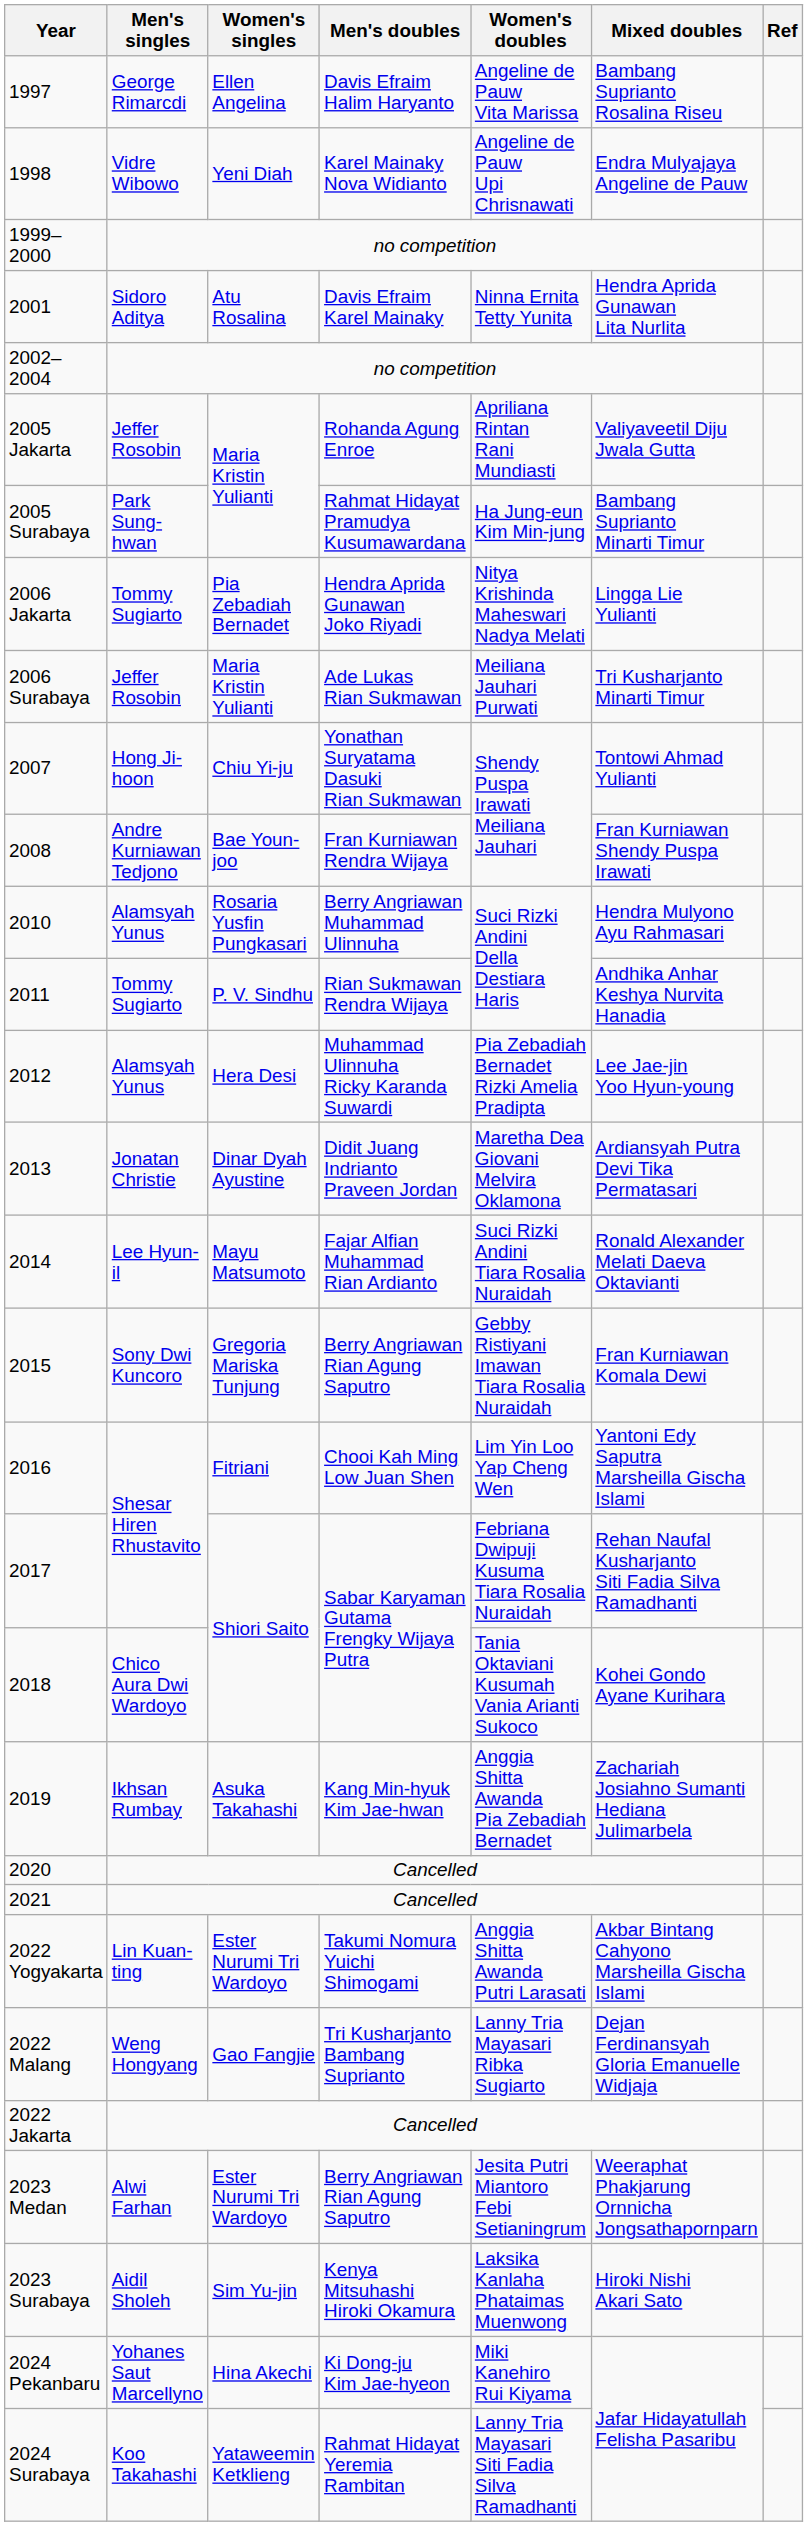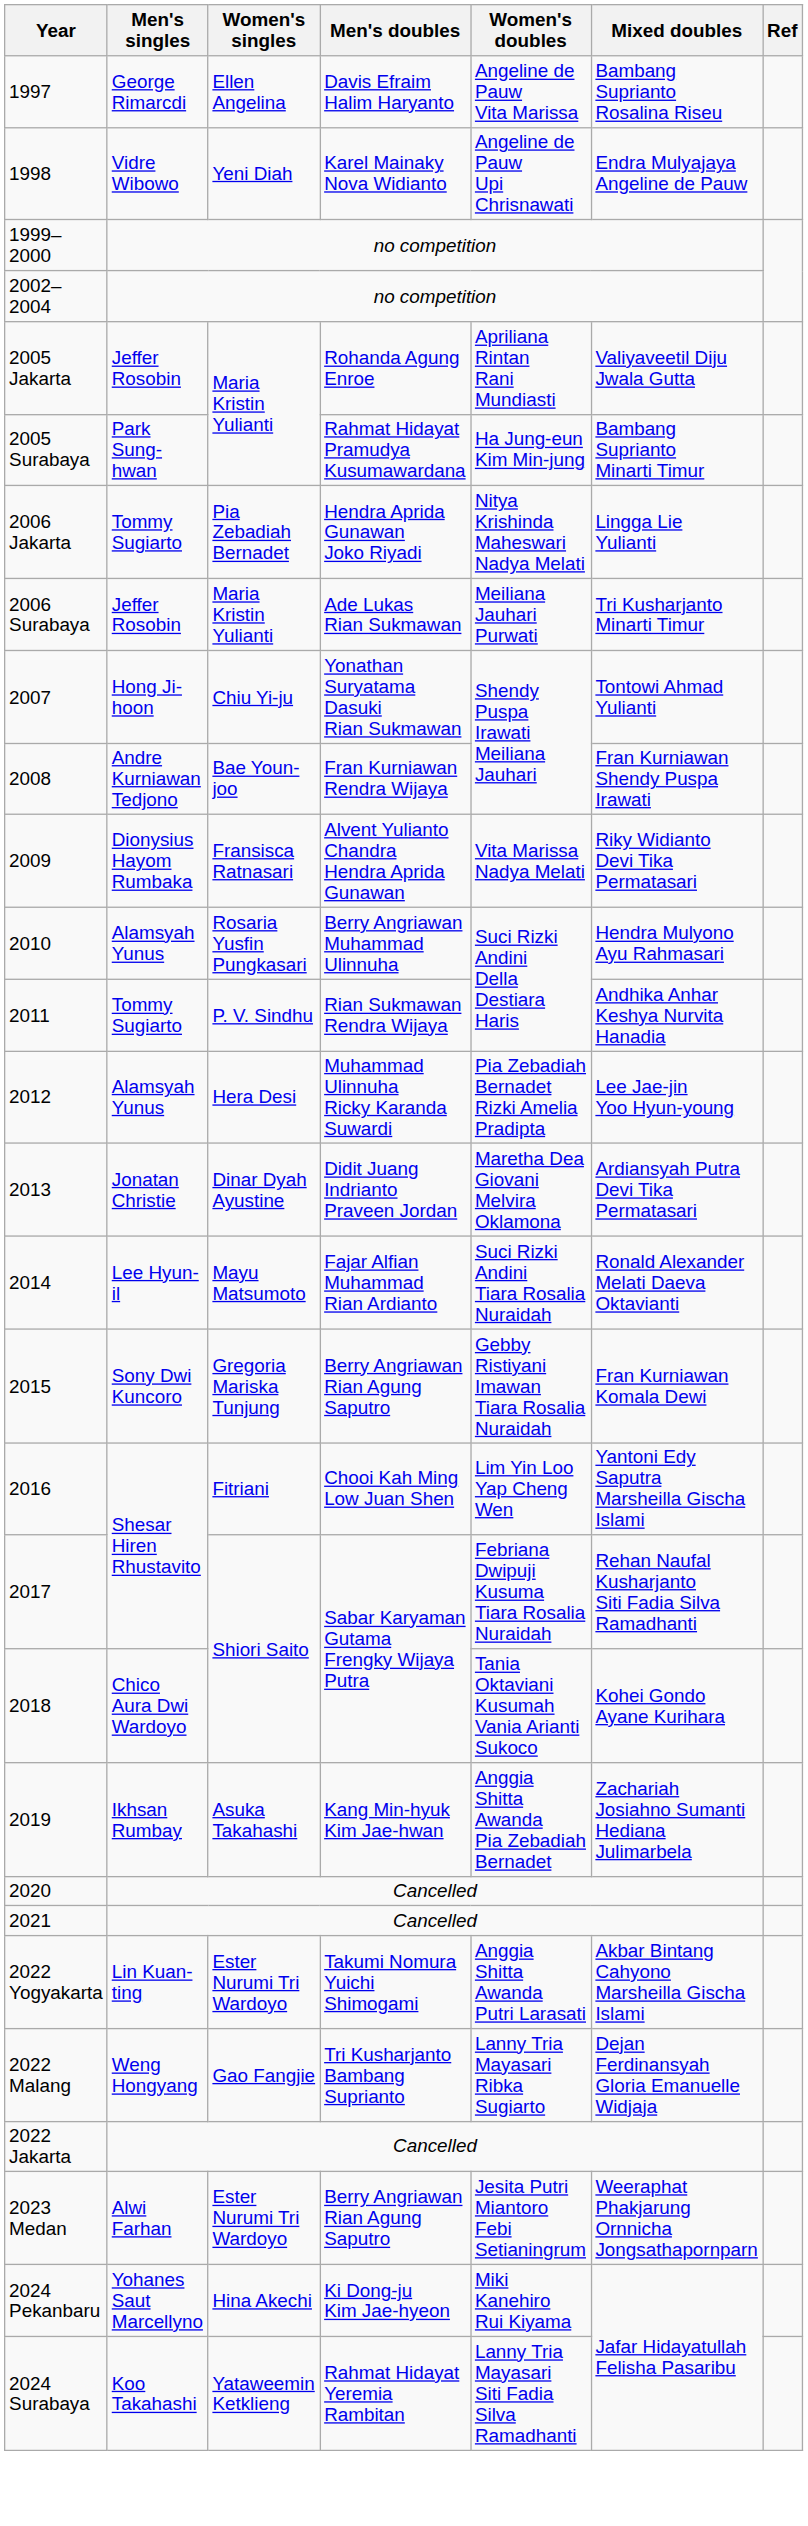- row: (30, 307)
+ row: (30, 861)
- row: (49, 2290)
